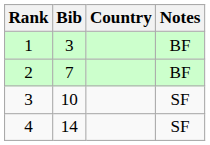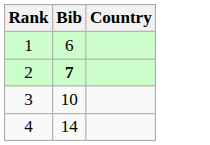- column: (180, 18)
(69, 45) 3 -> (69, 45) 6
(69, 72) normal -> (69, 72) bold
